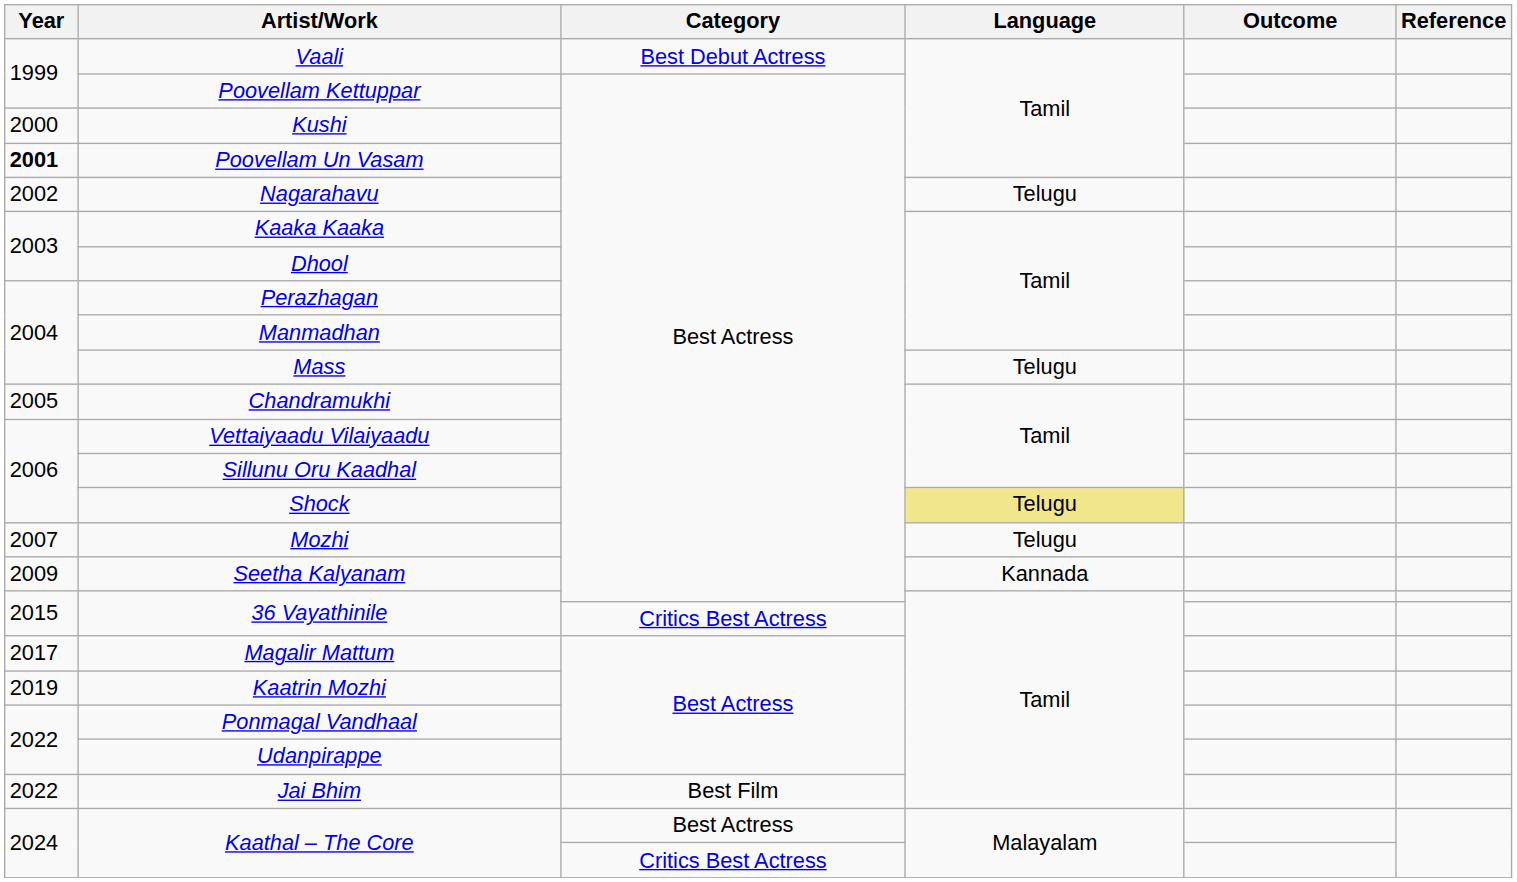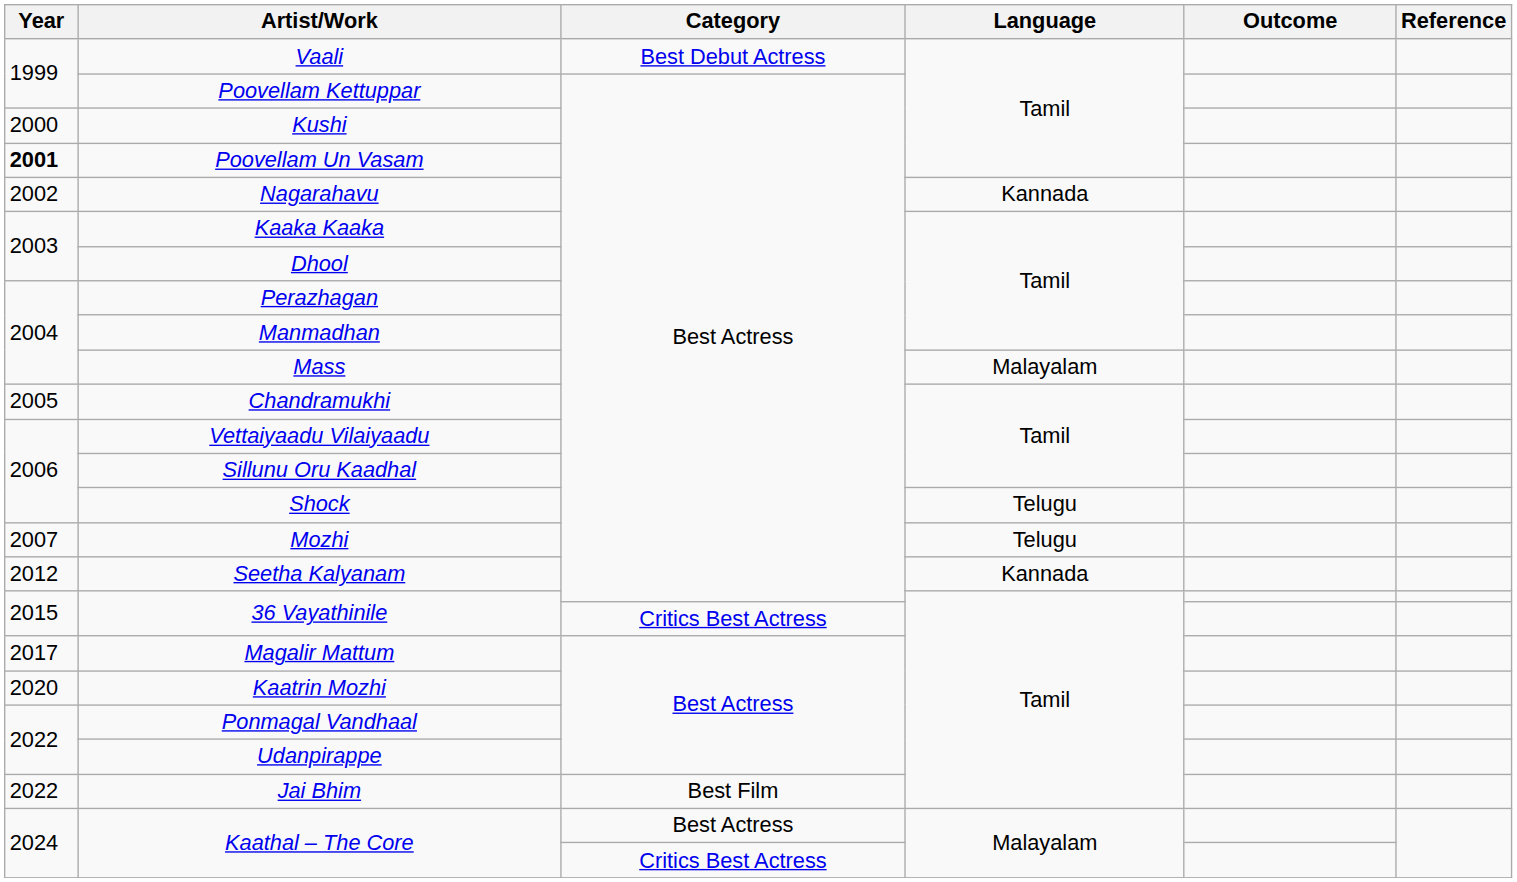(1045, 194) Telugu -> (1045, 194) Kannada
(1045, 366) Telugu -> (1045, 366) Malayalam
(1045, 504) khaki background -> (1045, 504) no background
(34, 573) 2009 -> (34, 573) 2012
(34, 687) 2019 -> (34, 687) 2020
